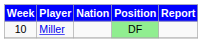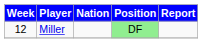(21, 30) 10 -> (21, 30) 12
